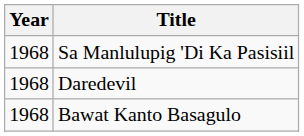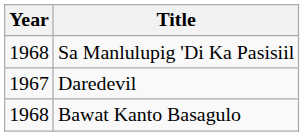(29, 83) 1968 -> (29, 83) 1967
